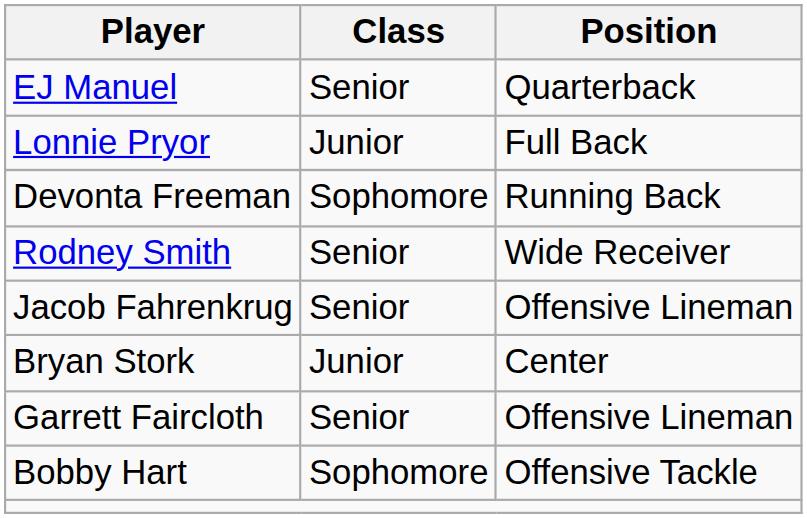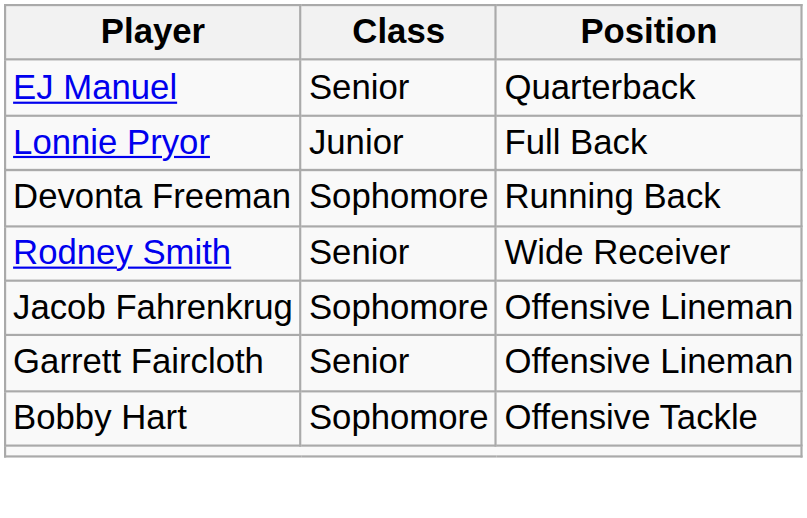(359, 307) Senior -> (399, 307) Sophomore
- row: (104, 362)
